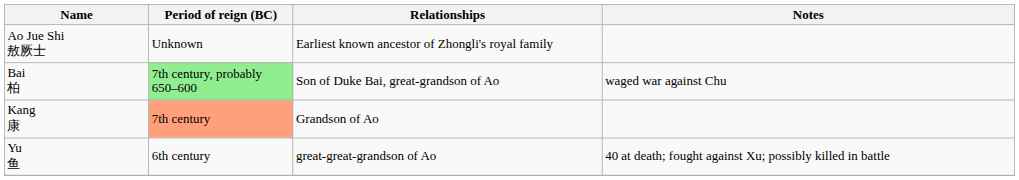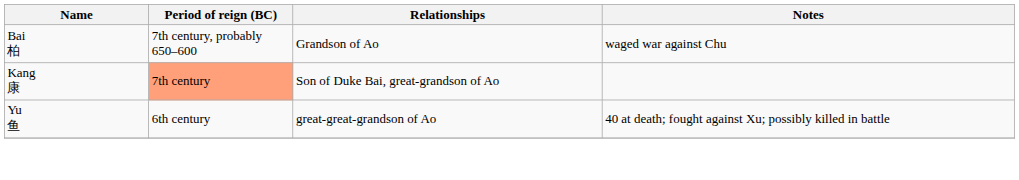- row: (36, 43)
(207, 81) lightgreen background -> (207, 43) no background
(398, 81) Son of Duke Bai, great-grandson of Ao -> (337, 43) Grandson of Ao
(337, 118) Grandson of Ao -> (398, 81) Son of Duke Bai, great-grandson of Ao
